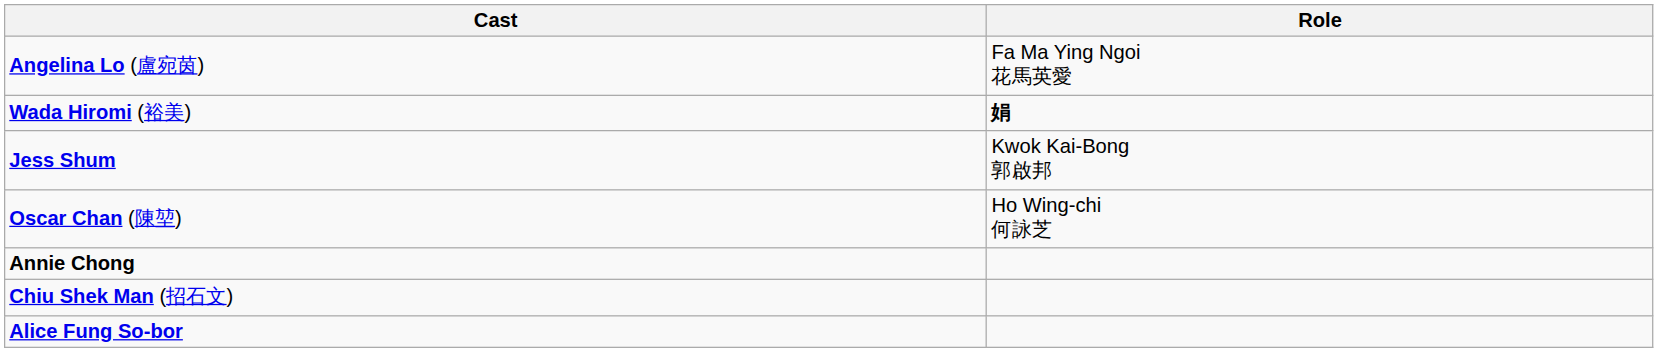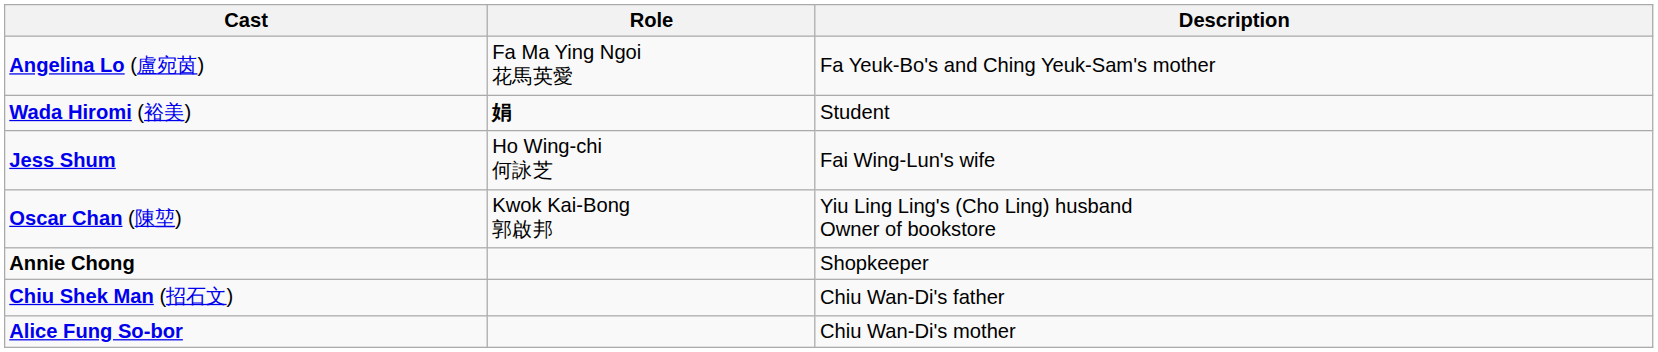+ column: (1234, 20)
(1060, 158) Kwok Kai-Bong 郭啟邦 -> (547, 158) Ho Wing-chi 何詠芝
(1046, 217) Ho Wing-chi 何詠芝 -> (561, 217) Kwok Kai-Bong 郭啟邦
